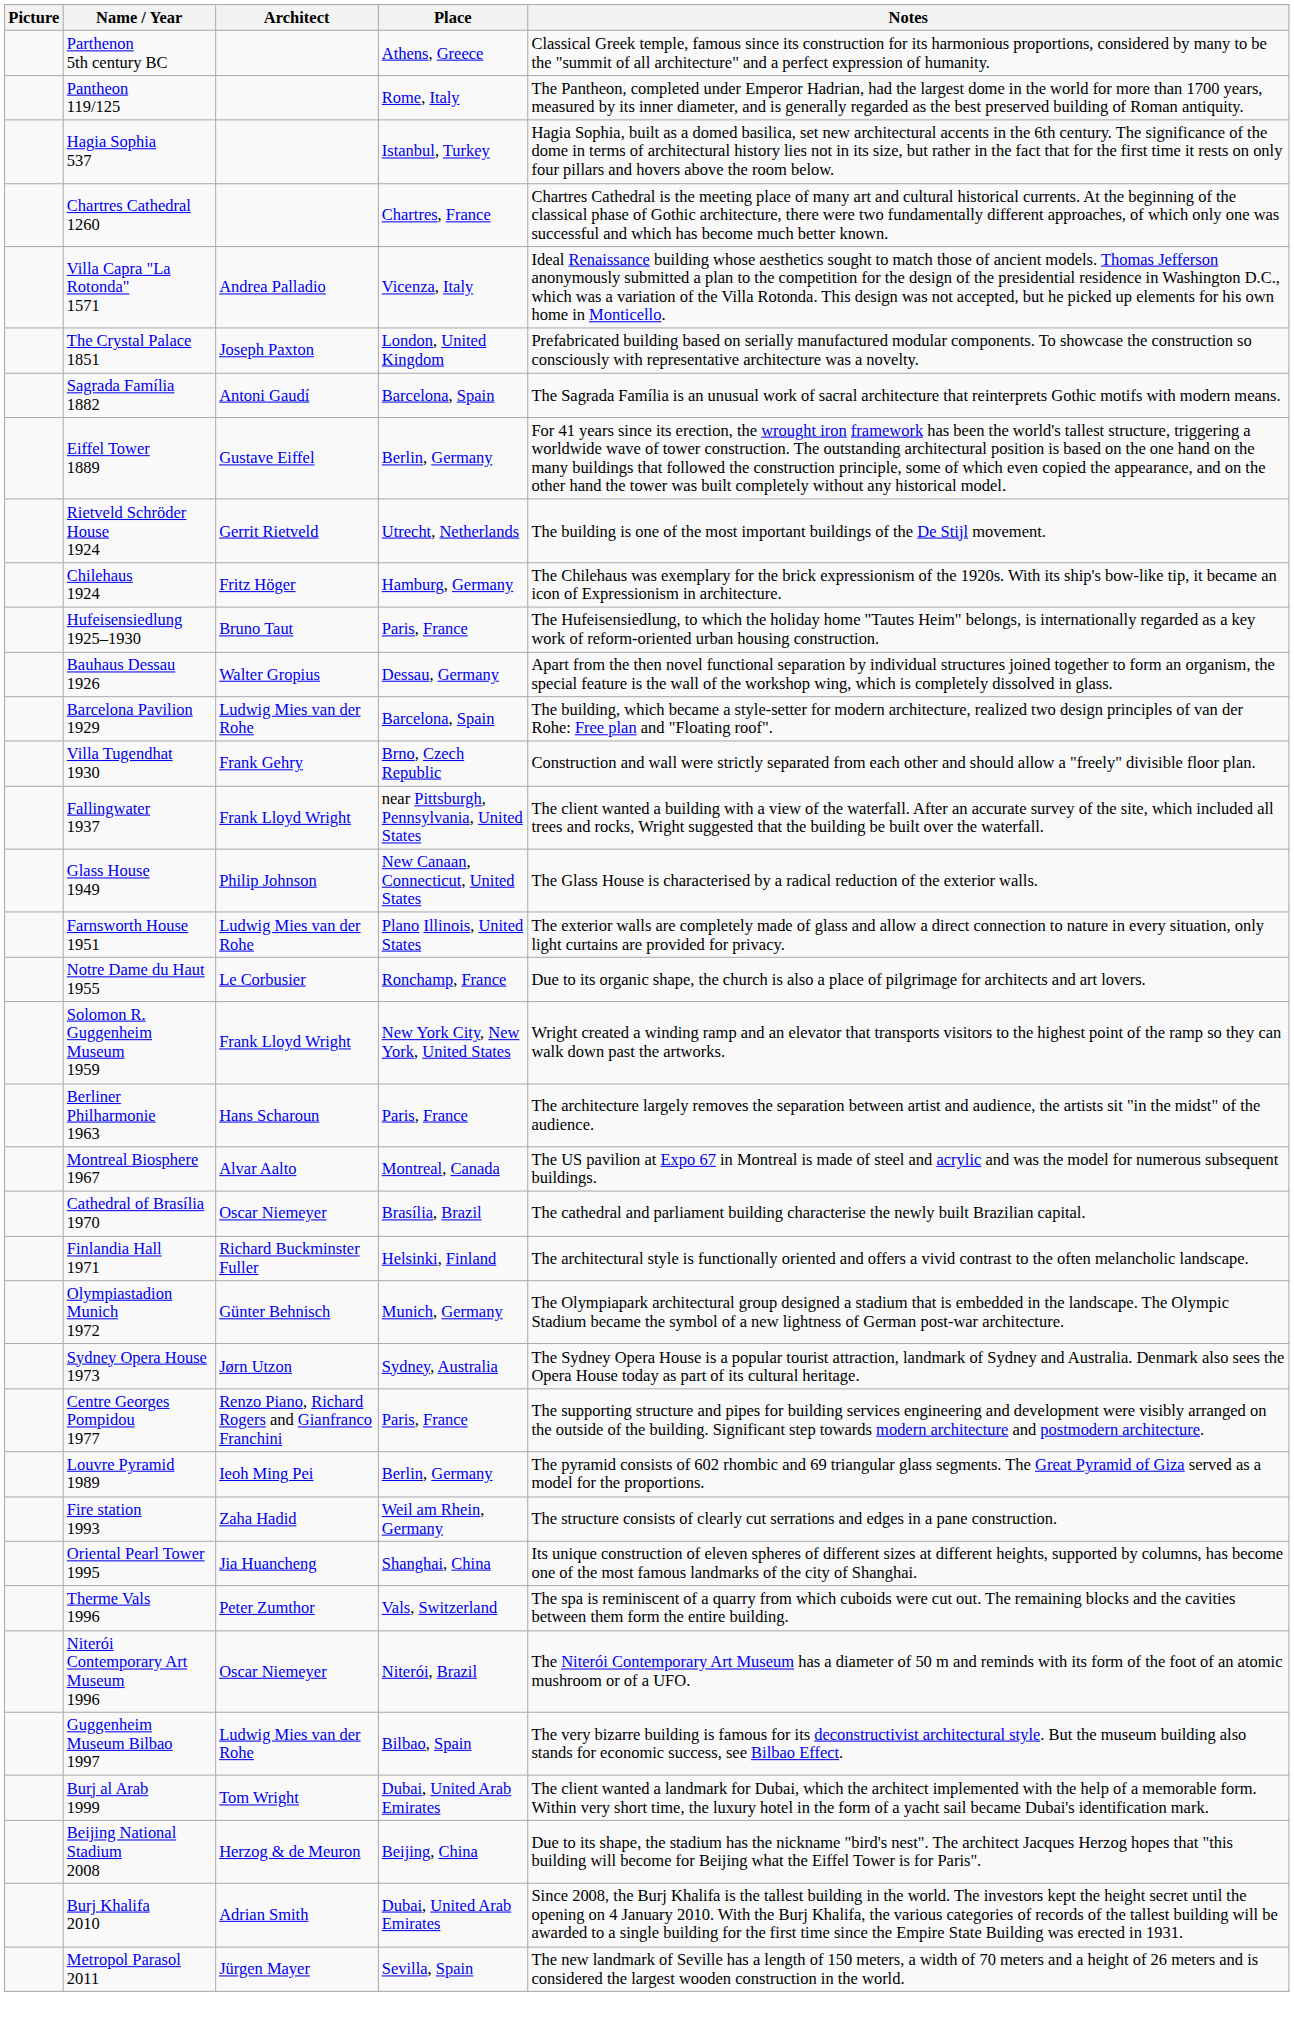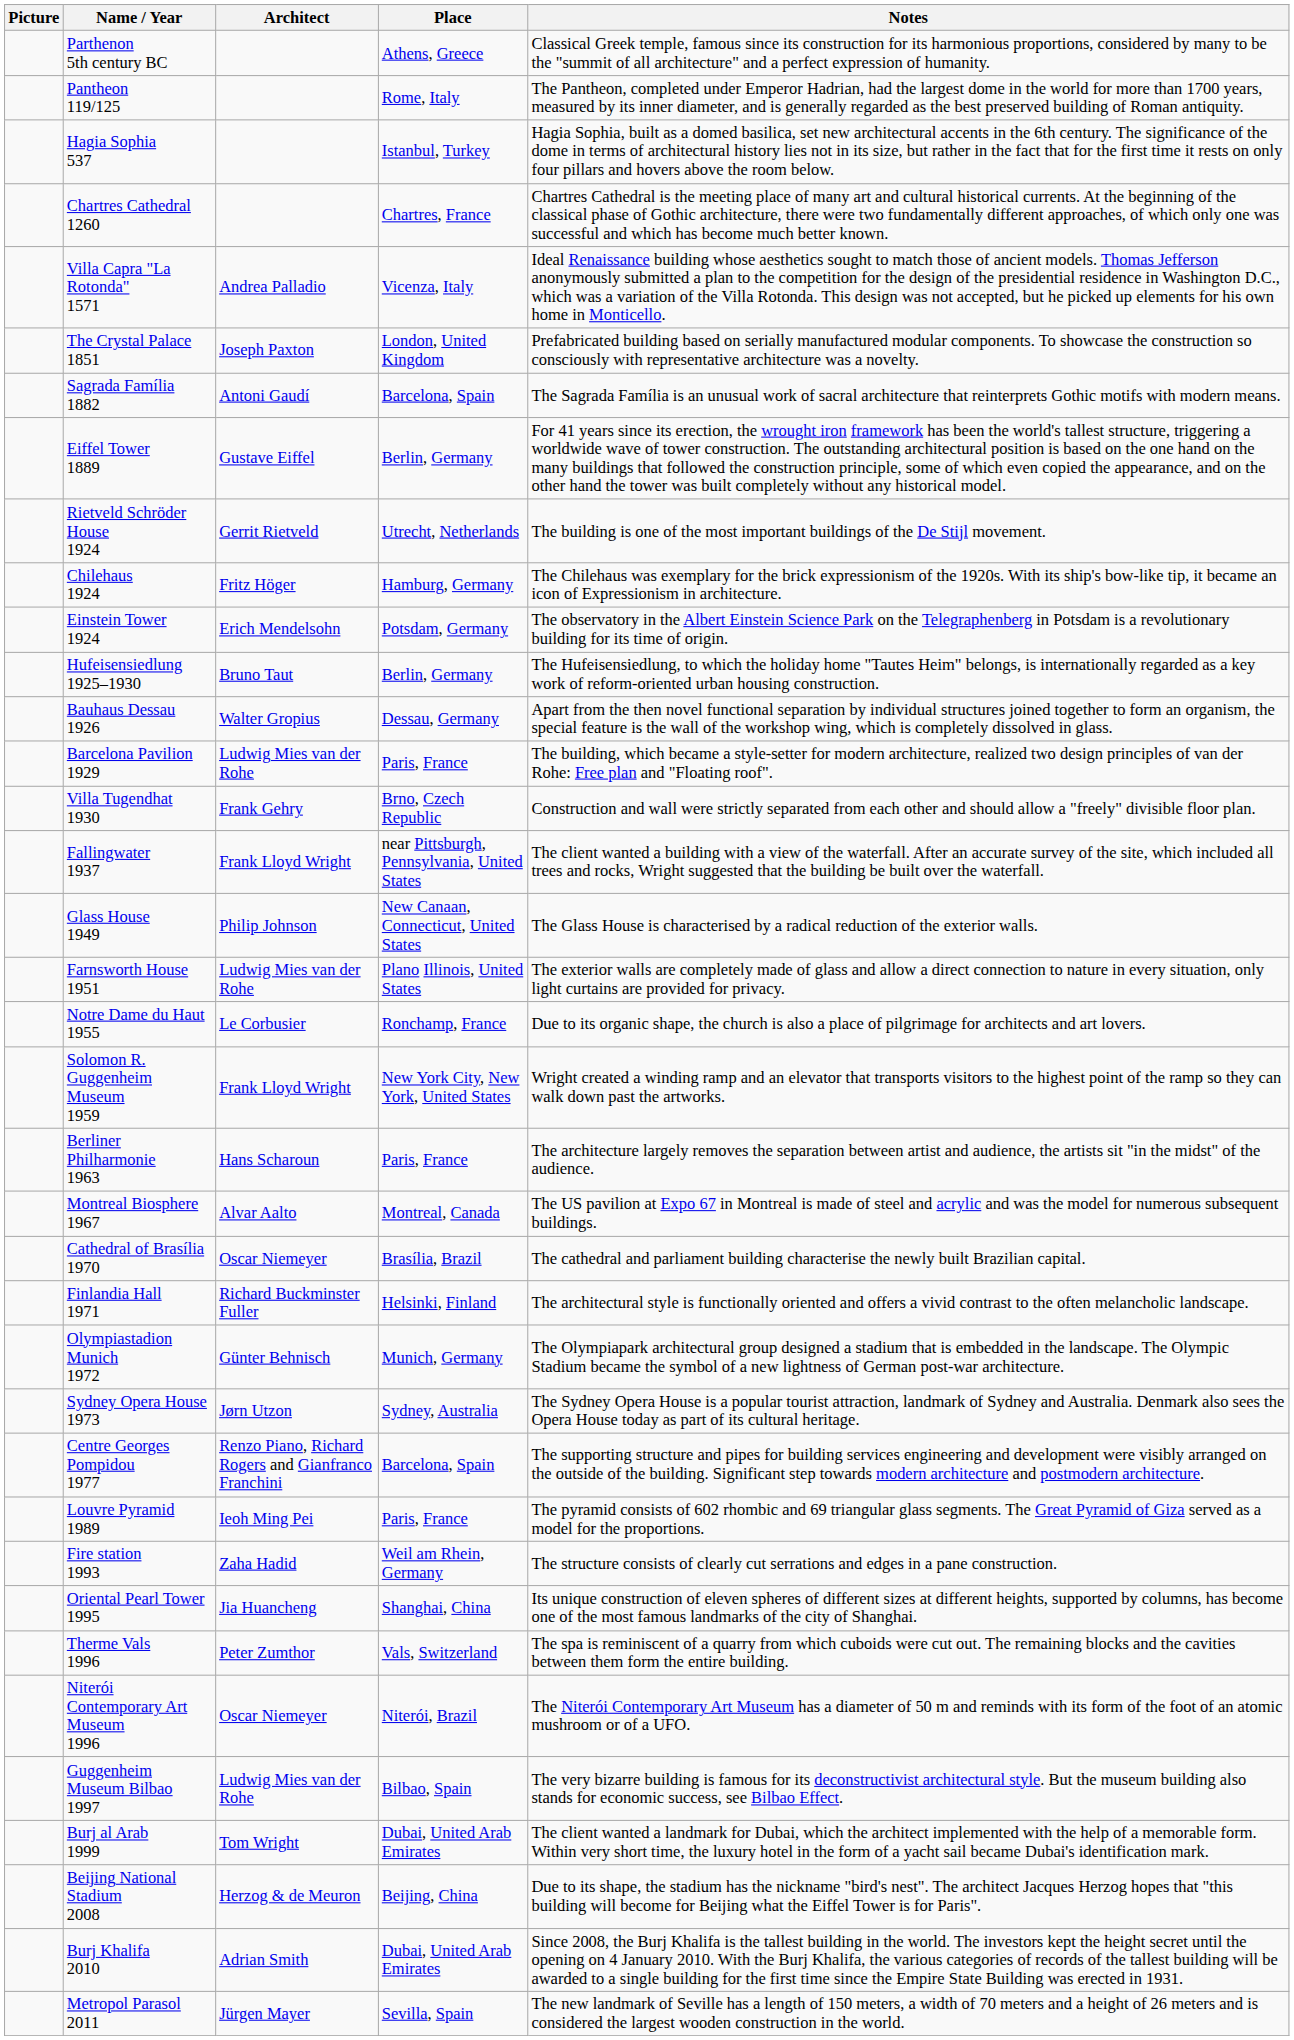+ row: (117, 629)
(425, 629) Paris, France -> (437, 674) Berlin, Germany
(438, 718) Barcelona, Spain -> (425, 763) Paris, France
(425, 1420) Paris, France -> (438, 1464) Barcelona, Spain
(437, 1474) Berlin, Germany -> (425, 1518) Paris, France
